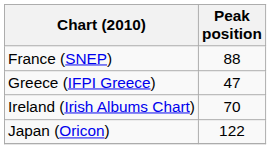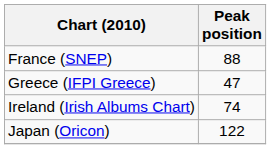(232, 107) 70 -> (232, 107) 74
